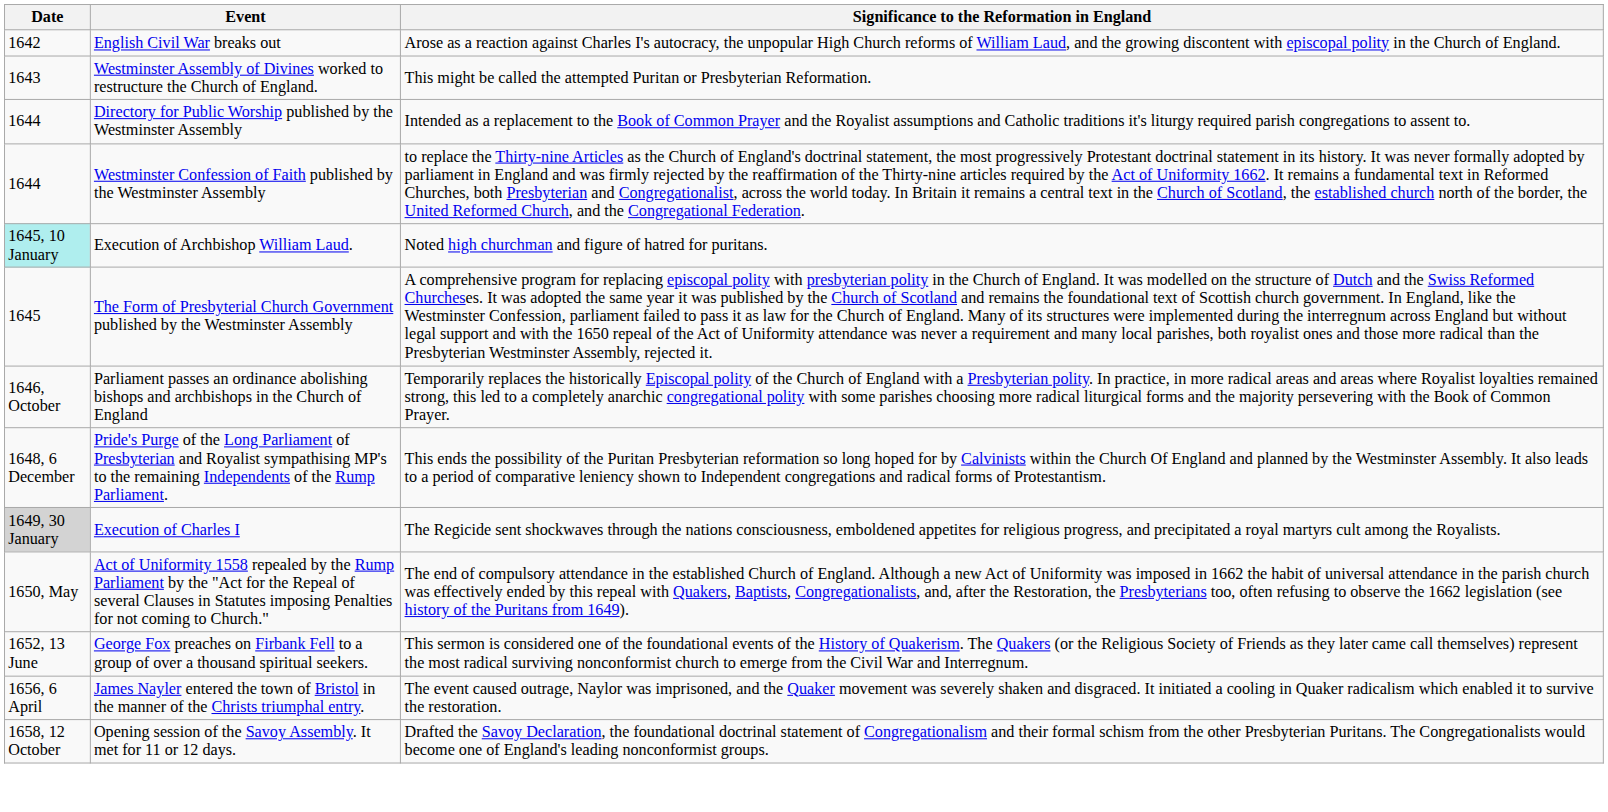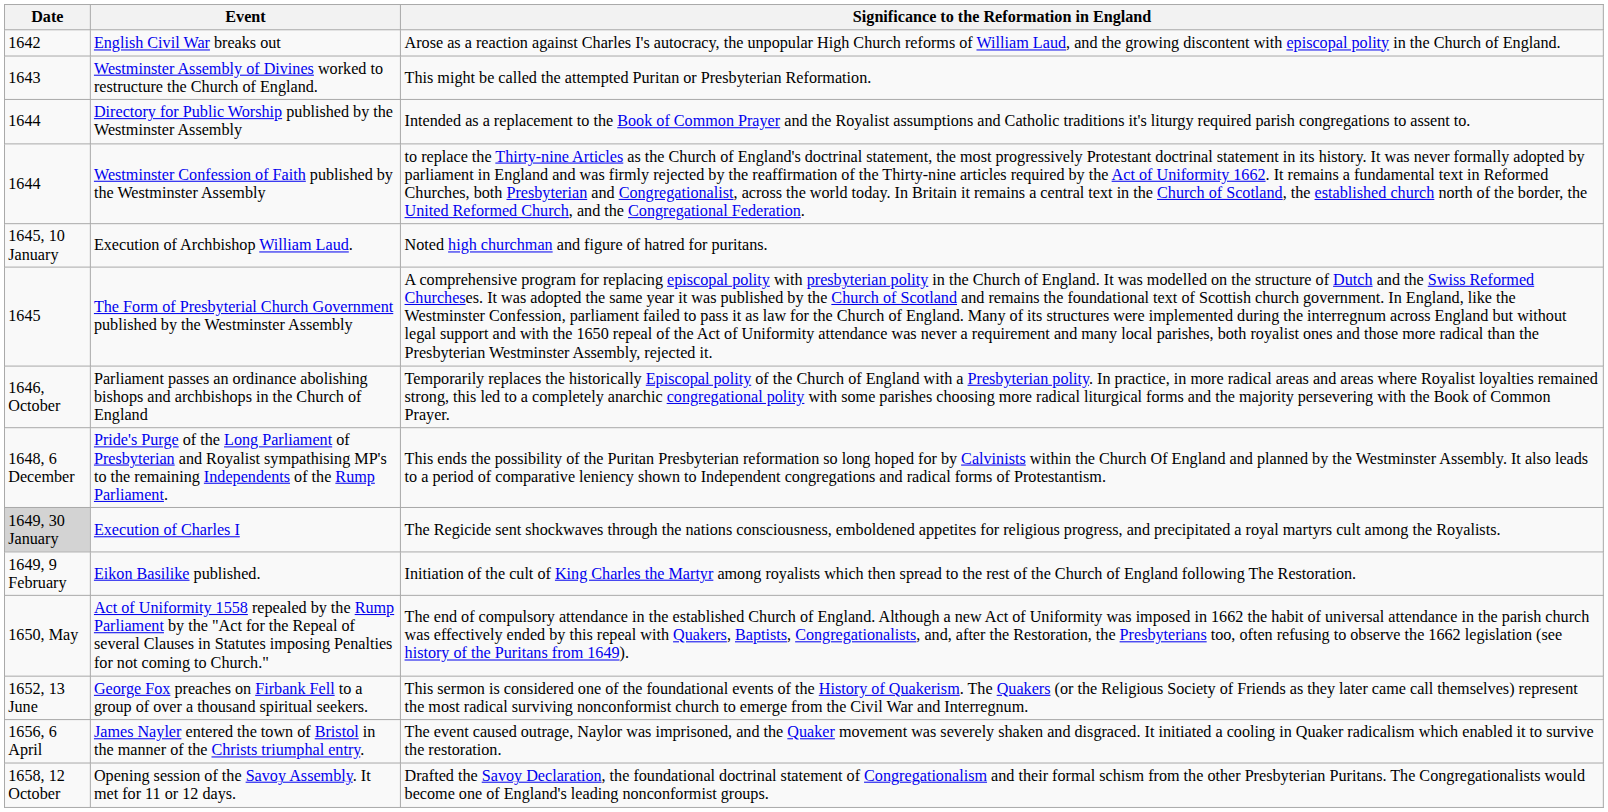(37, 245) paleturquoise background -> (37, 245) no background
+ row: (177, 573)
